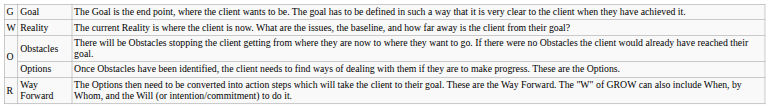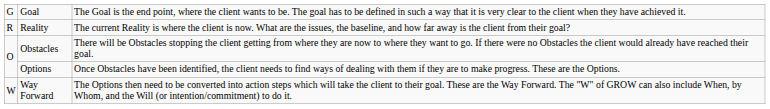(11, 27) W -> (10, 27) R
(10, 90) R -> (11, 90) W
